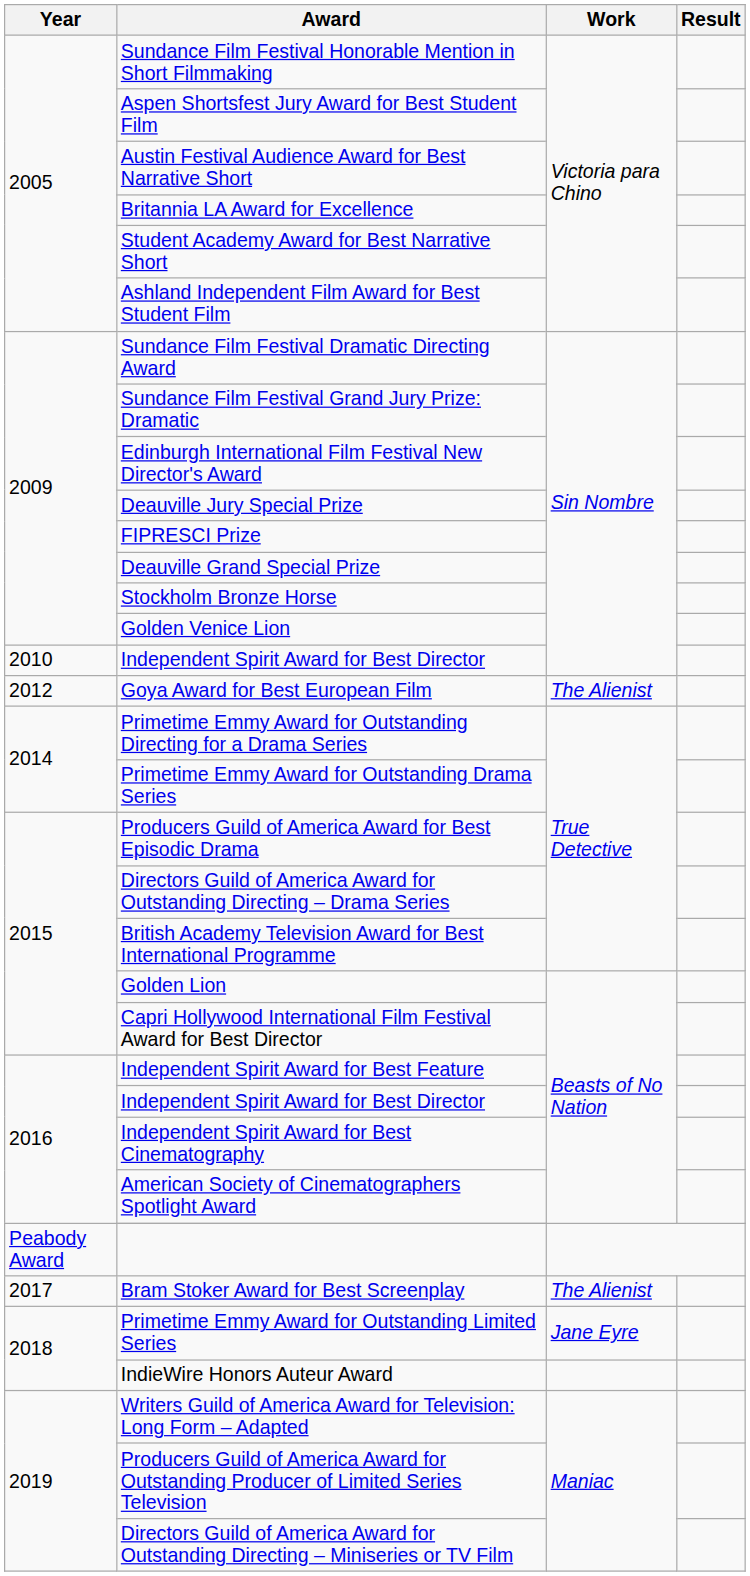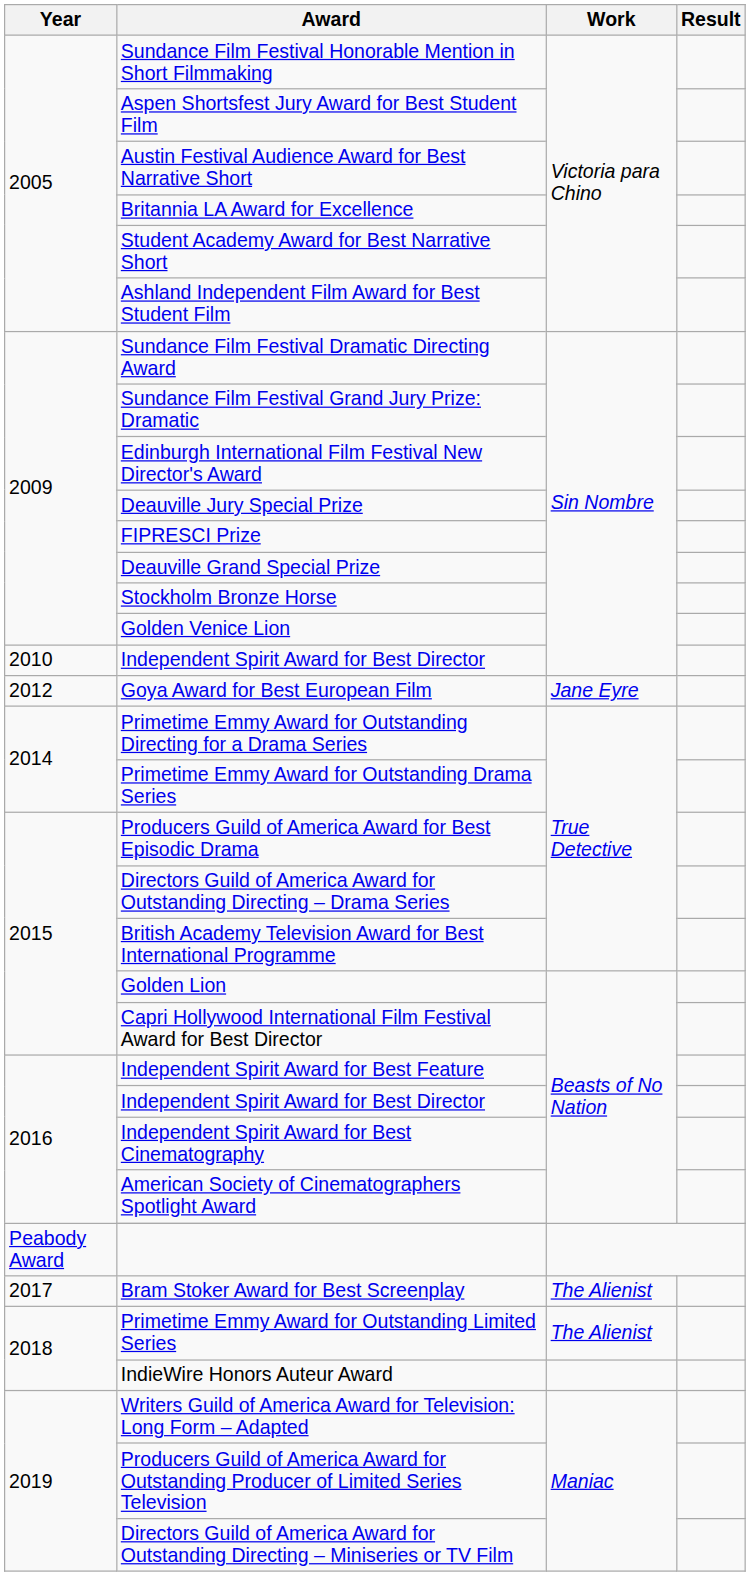(601, 690) The Alienist -> (595, 690) Jane Eyre
(595, 1333) Jane Eyre -> (601, 1333) The Alienist
